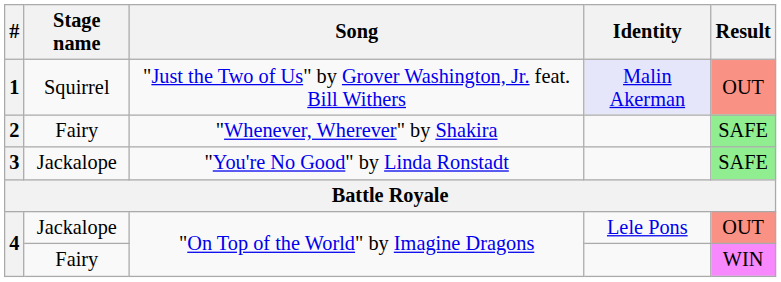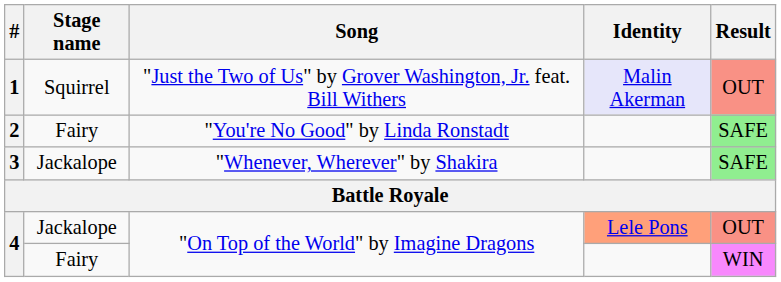(357, 130) "Whenever, Wherever" by Shakira -> (357, 130) "You're No Good" by Linda Ronstadt
(357, 163) "You're No Good" by Linda Ronstadt -> (357, 163) "Whenever, Wherever" by Shakira
(647, 227) no background -> (647, 227) lightsalmon background
